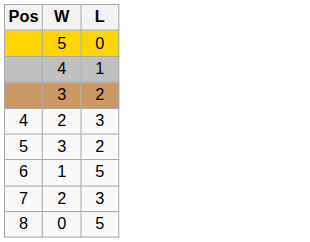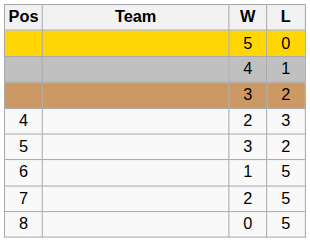+ column: (136, 17)
(100, 198) 3 -> (286, 198) 5
